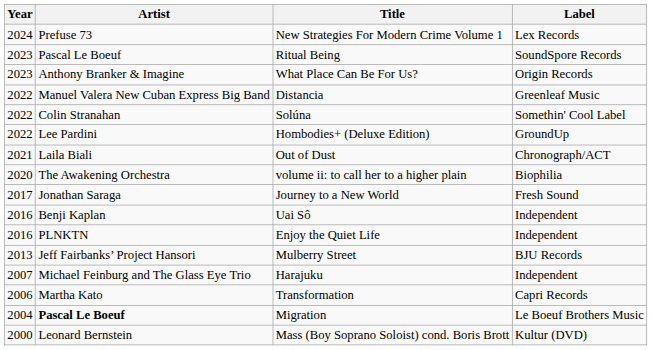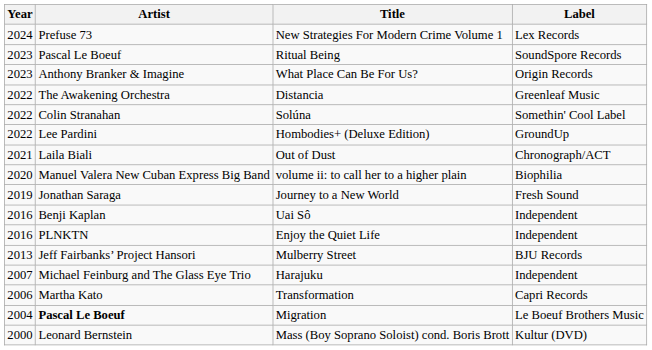(154, 94) Manuel Valera New Cuban Express Big Band -> (104, 94) The Awakening Orchestra
(104, 174) The Awakening Orchestra -> (154, 174) Manuel Valera New Cuban Express Big Band
(20, 194) 2017 -> (20, 194) 2019
